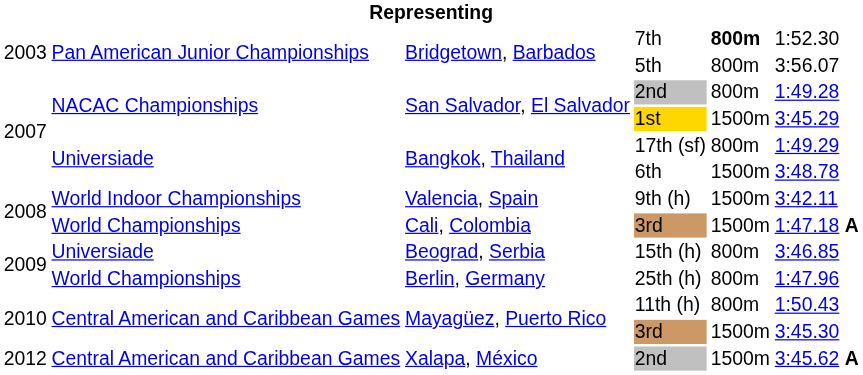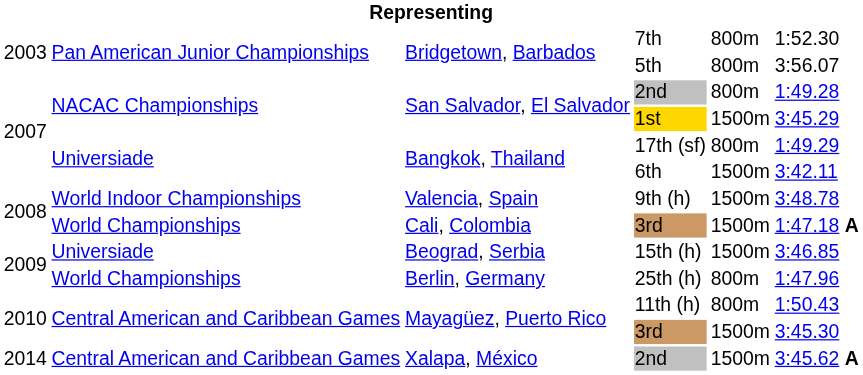(735, 39) bold -> (735, 39) normal
(807, 172) 3:48.78 -> (806, 172) 3:42.11
(806, 198) 3:42.11 -> (807, 198) 3:48.78
(735, 251) 800m -> (740, 251) 1500m
(25, 358) 2012 -> (25, 358) 2014
